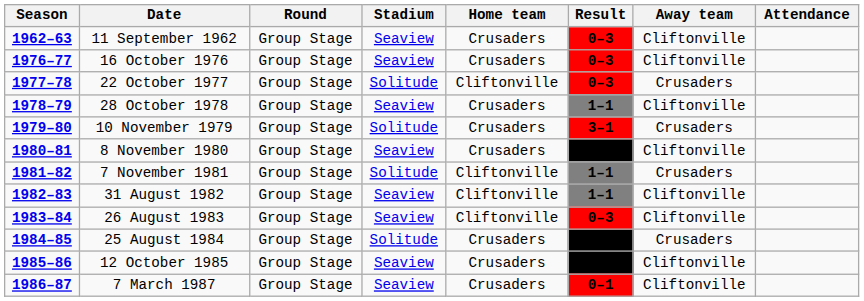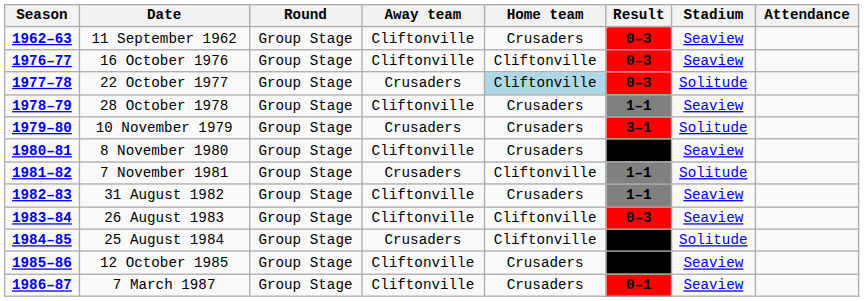columns swapped: (404, 16) <-> (694, 16)
(507, 61) Crusaders -> (545, 61) Cliftonville
(507, 83) no background -> (545, 83) lightblue background
(507, 196) Cliftonville -> (545, 196) Crusaders
(507, 240) Crusaders -> (545, 240) Cliftonville
